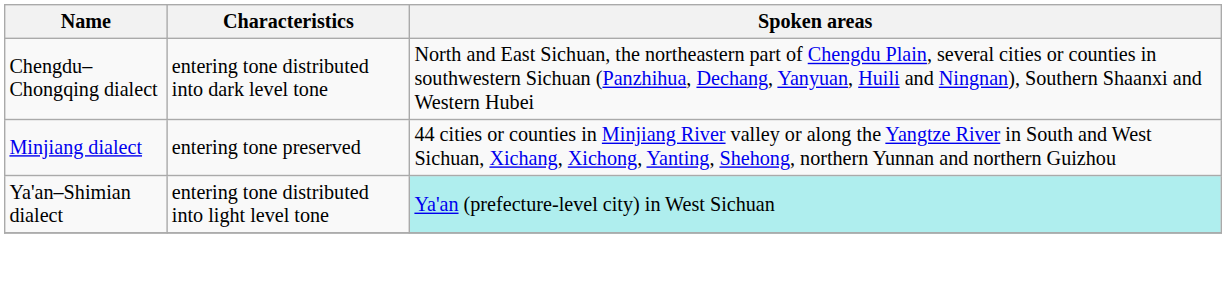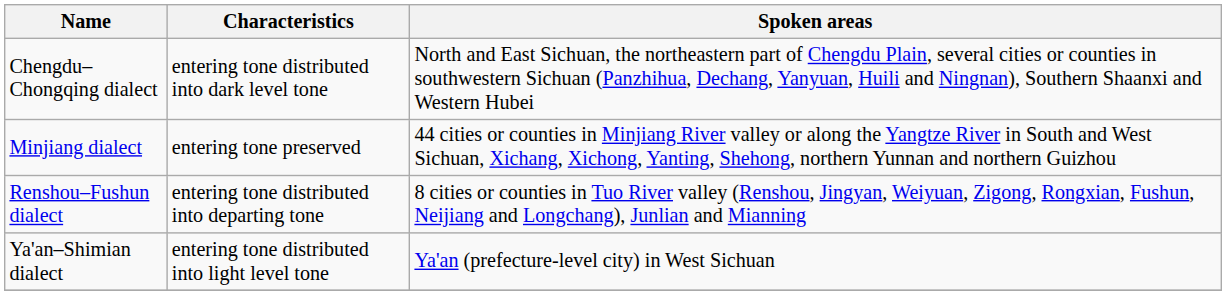+ row: (79, 204)
(595, 204) paleturquoise background -> (595, 261) no background
